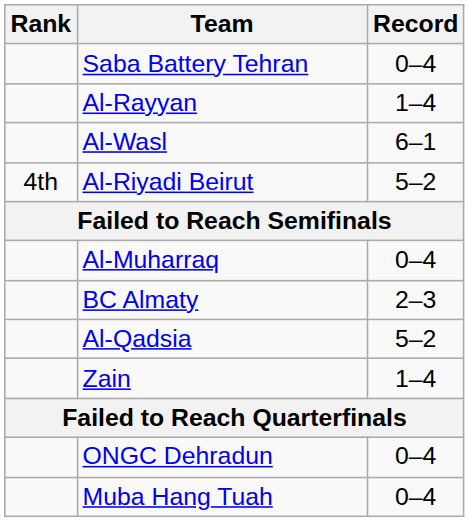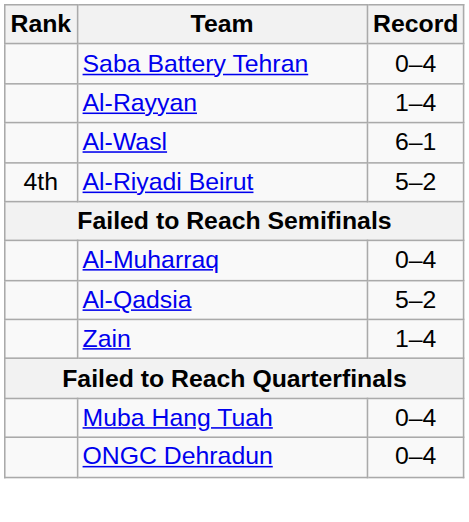- row: (140, 299)
rows swapped: (178, 496) <-> (178, 456)
